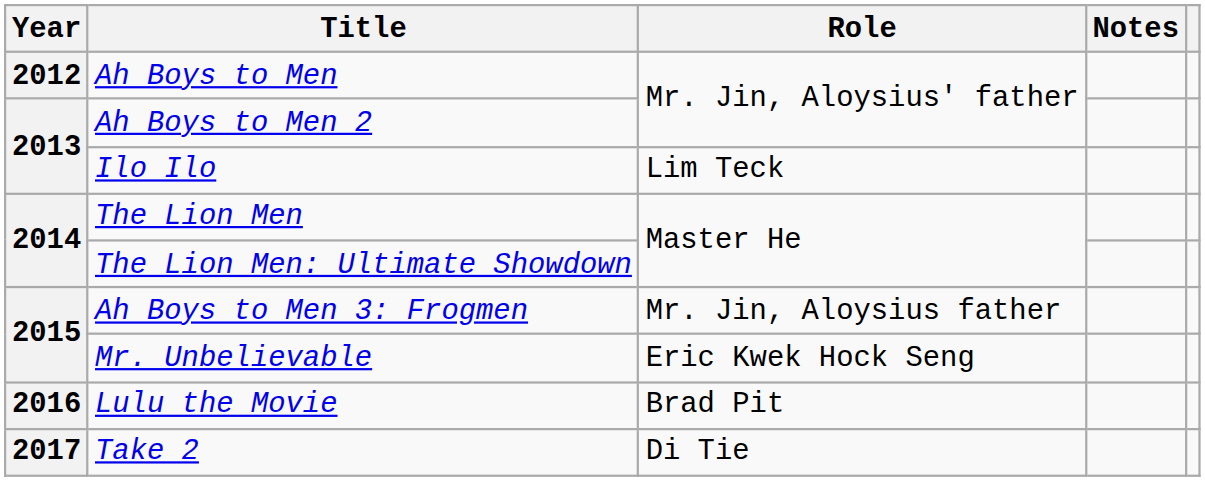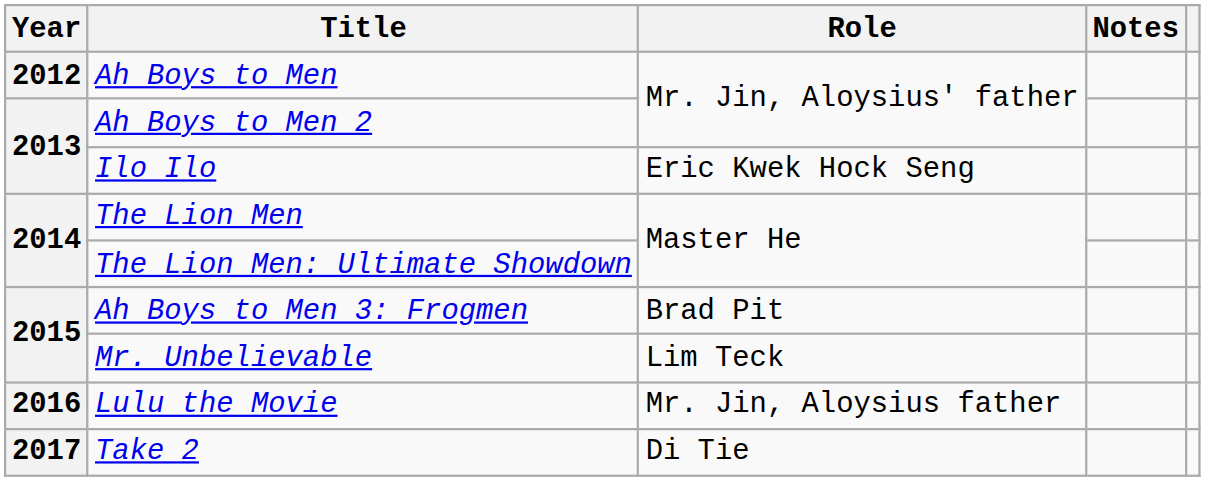(715, 170) Lim Teck -> (810, 170) Eric Kwek Hock Seng
(853, 311) Mr. Jin, Aloysius father -> (715, 311) Brad Pit
(810, 358) Eric Kwek Hock Seng -> (715, 358) Lim Teck
(715, 405) Brad Pit -> (853, 405) Mr. Jin, Aloysius father
